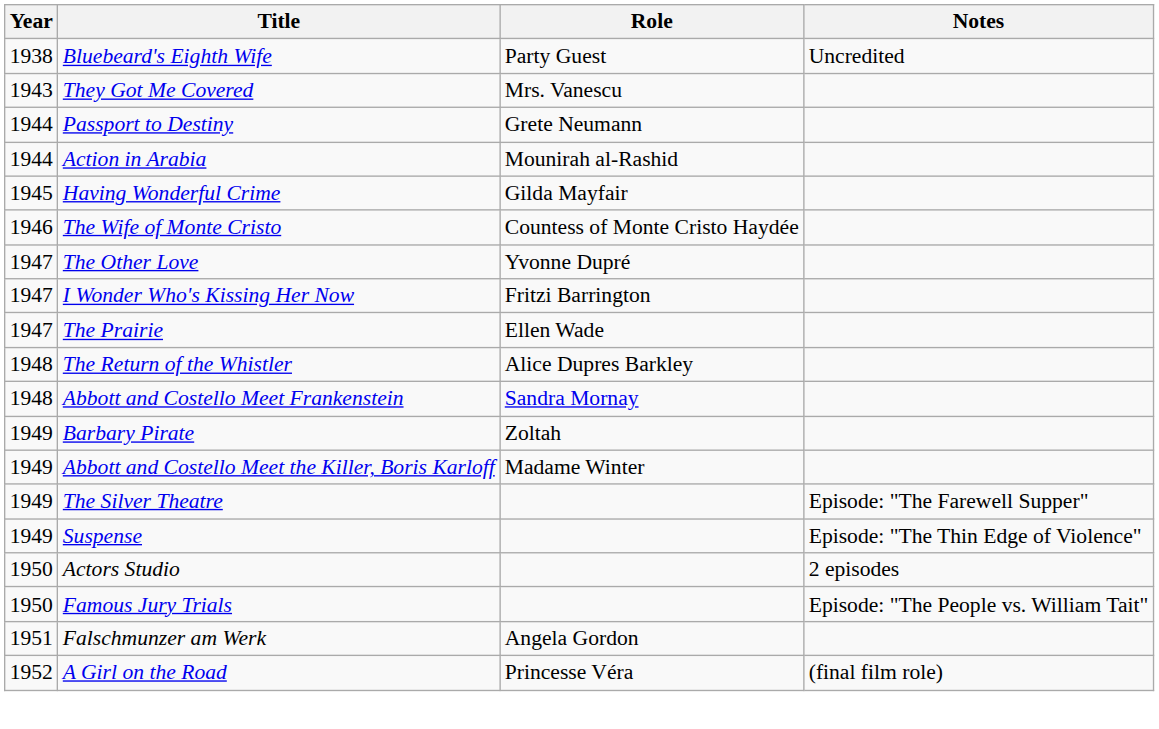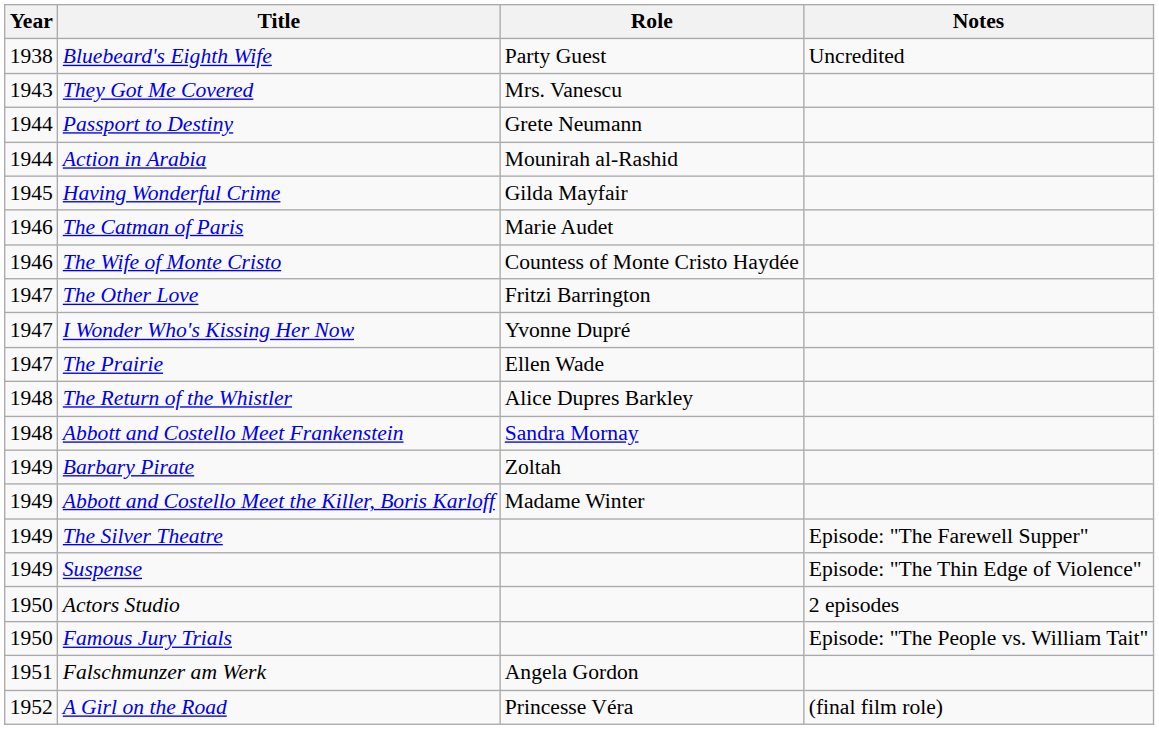+ row: (153, 227)
(568, 261) Yvonne Dupré -> (578, 295) Fritzi Barrington
(578, 295) Fritzi Barrington -> (568, 329) Yvonne Dupré
